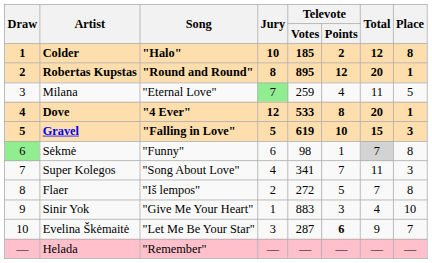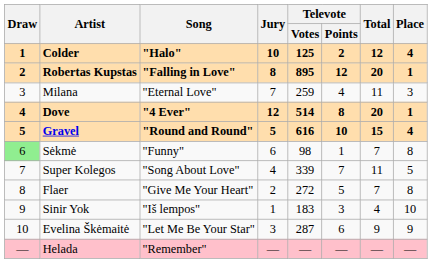(305, 53) 185 -> (305, 53) 125
(410, 53) 8 -> (410, 53) 4
(198, 72) "Round and Round" -> (189, 72) "Falling in Love"
(273, 92) lightgreen background -> (273, 92) no background
(410, 92) 5 -> (410, 92) 3
(305, 111) 533 -> (305, 111) 514
(189, 131) "Falling in Love" -> (198, 131) "Round and Round"
(305, 131) 619 -> (305, 131) 616
(410, 131) 3 -> (410, 131) 4
(377, 151) lightgrey background -> (377, 151) no background
(305, 170) 341 -> (305, 170) 339
(410, 170) 3 -> (410, 170) 5
(171, 190) "Iš lempos" -> (198, 190) "Give Me Your Heart"
(198, 209) "Give Me Your Heart" -> (171, 209) "Iš lempos"
(305, 209) 883 -> (305, 209) 183
(341, 229) bold -> (341, 229) normal
(410, 229) 7 -> (410, 229) 9
